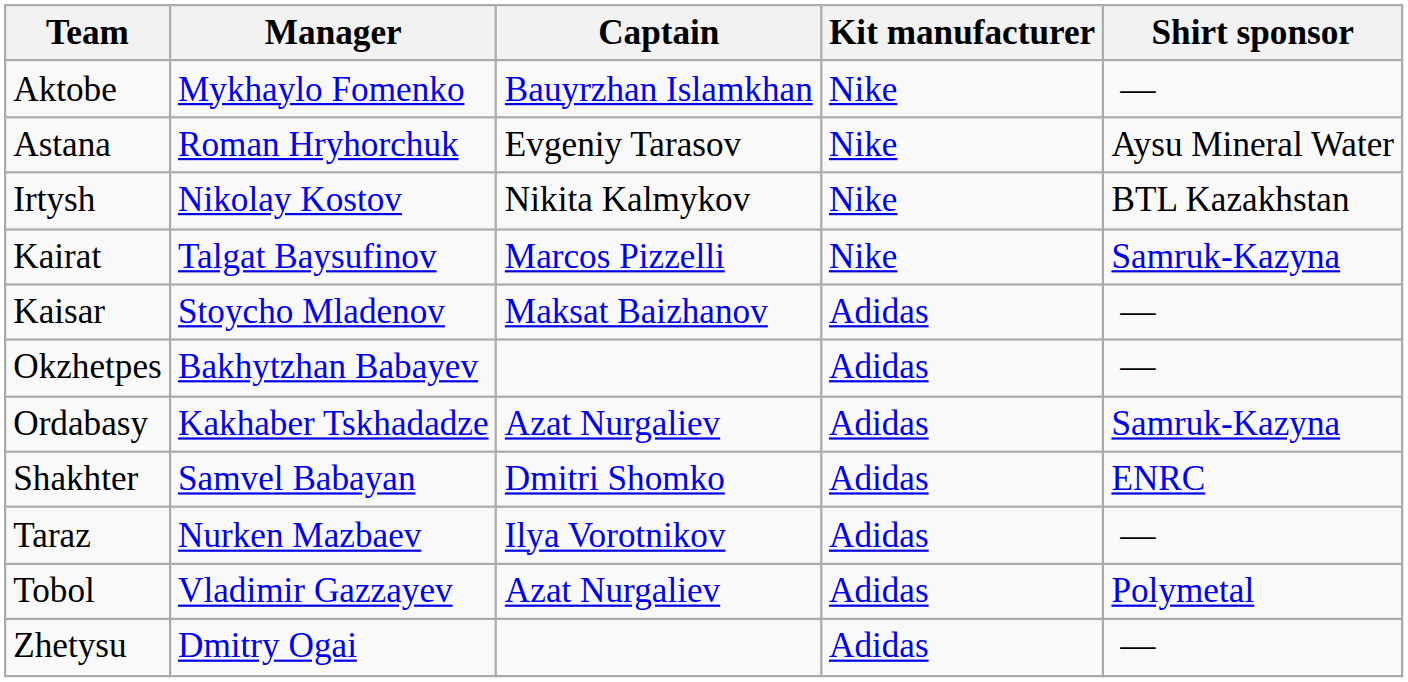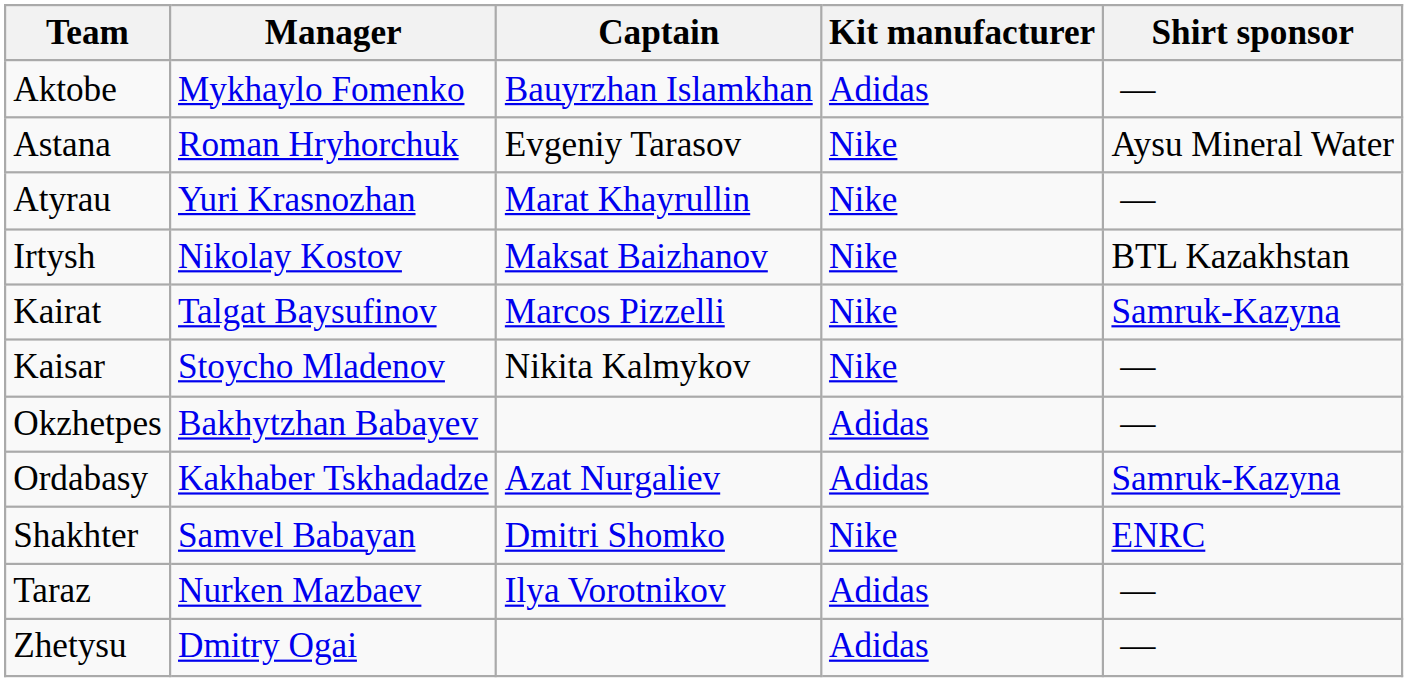(863, 88) Nike -> (879, 88) Adidas
+ row: (62, 199)
(628, 199) Nikita Kalmykov -> (636, 255) Maksat Baizhanov
(636, 311) Maksat Baizhanov -> (628, 367) Nikita Kalmykov
(879, 311) Adidas -> (863, 367) Nike
(879, 479) Adidas -> (863, 534) Nike
- row: (54, 590)
